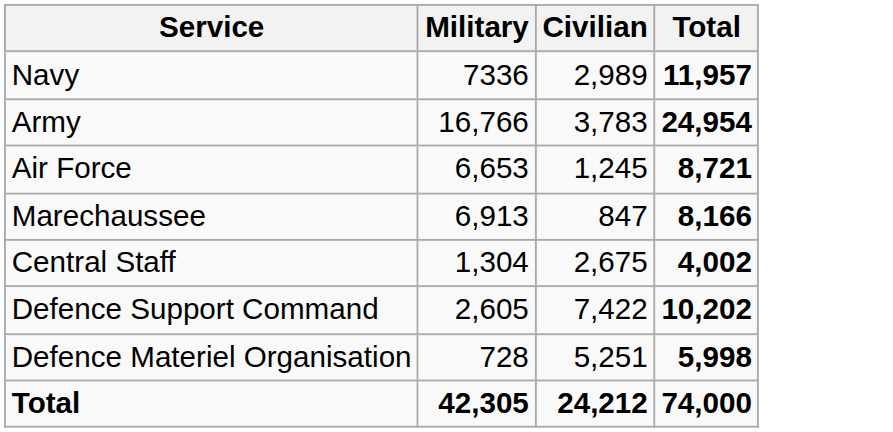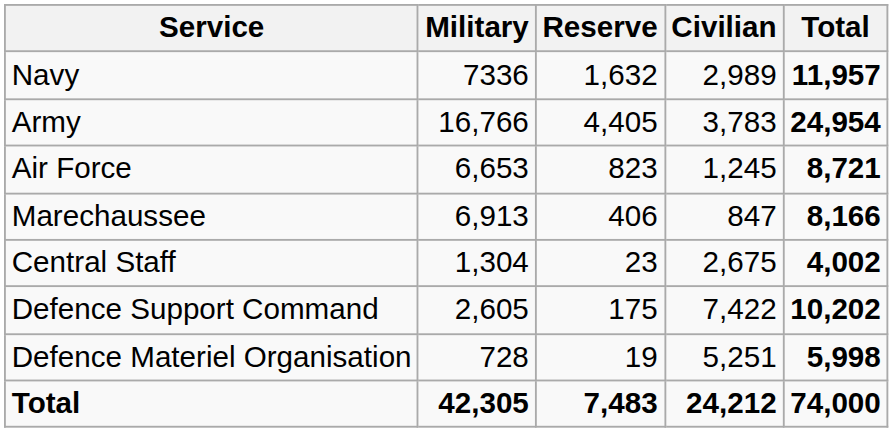+ column: (600, 27)
